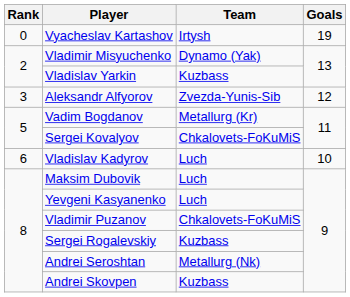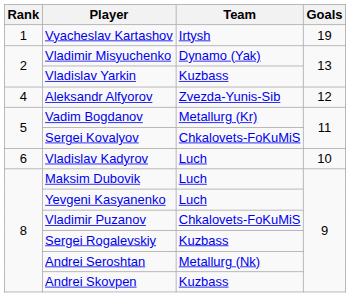(23, 35) 0 -> (23, 35) 1
(23, 96) 3 -> (23, 96) 4
